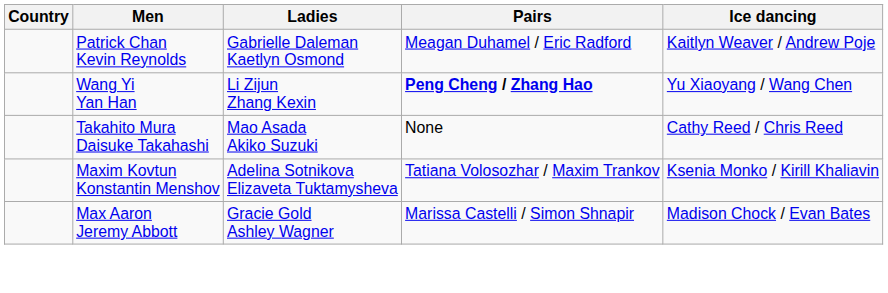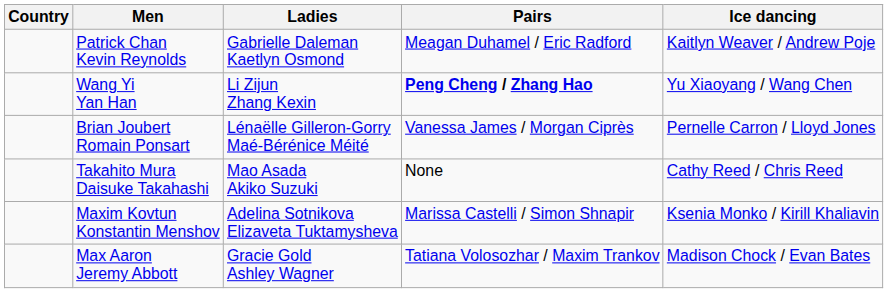+ row: (133, 136)
(532, 171) Tatiana Volosozhar / Maxim Trankov -> (520, 213) Marissa Castelli / Simon Shnapir
(520, 213) Marissa Castelli / Simon Shnapir -> (532, 256) Tatiana Volosozhar / Maxim Trankov
